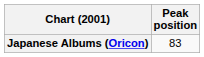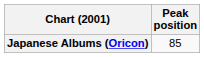(175, 43) 83 -> (175, 43) 85
